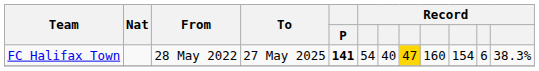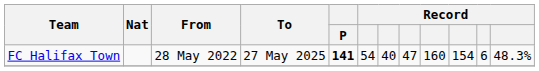(410, 55) gold background -> (410, 55) no background
(512, 55) 38.3% -> (512, 55) 48.3%
